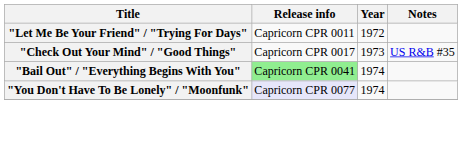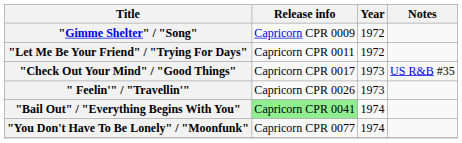+ row: (128, 33)
+ row: (128, 90)
(305, 90) lavender background -> (305, 128) no background
